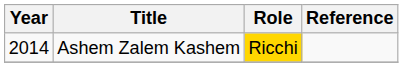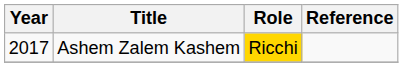(29, 47) 2014 -> (29, 47) 2017
